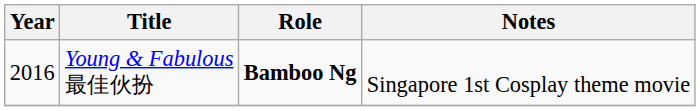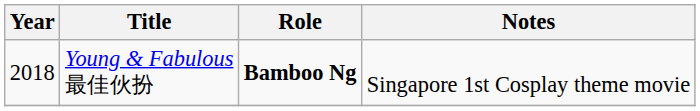(32, 72) 2016 -> (32, 72) 2018
